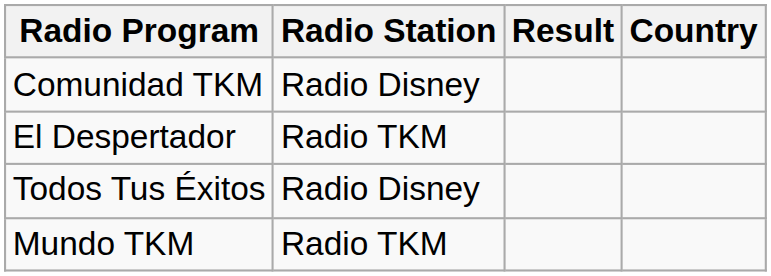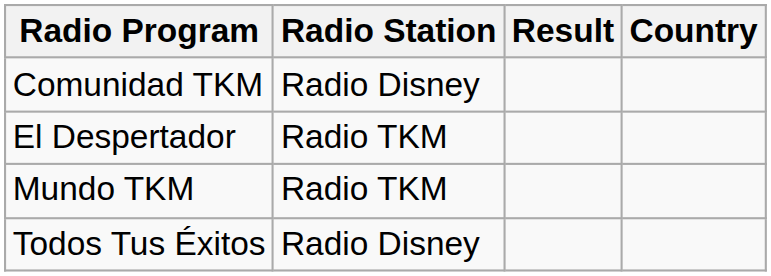rows swapped: (139, 190) <-> (104, 243)
